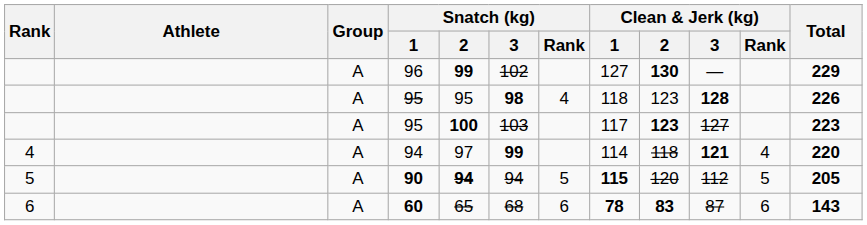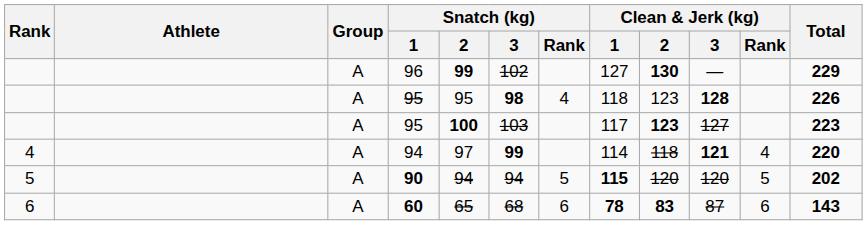(464, 179) bold -> (464, 179) normal
(715, 179) 112 -> (715, 179) 120
(826, 179) 205 -> (826, 179) 202
